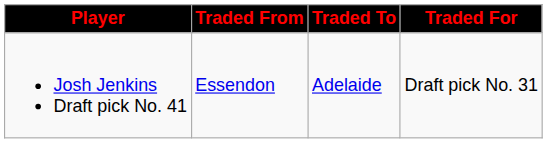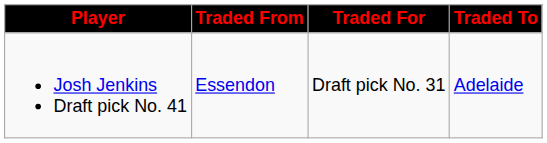columns swapped: (354, 18) <-> (471, 18)
